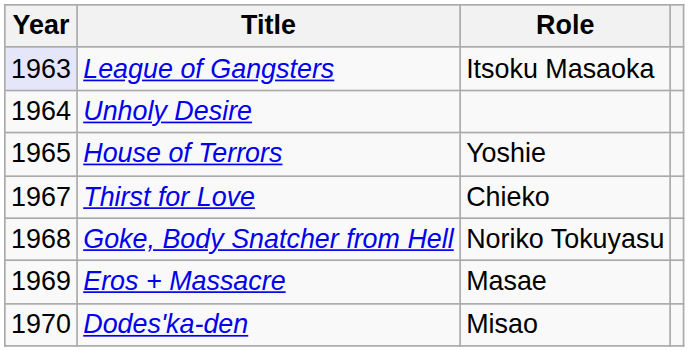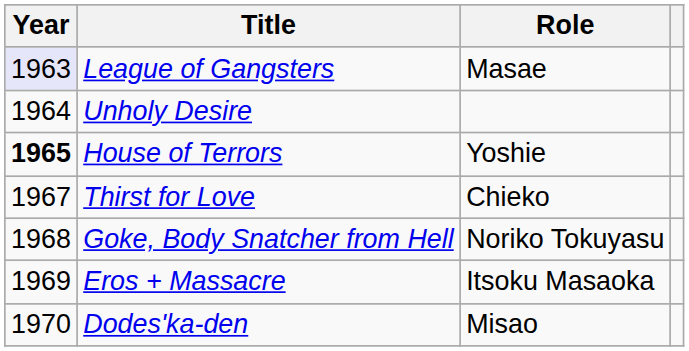(560, 68) Itsoku Masaoka -> (506, 68) Masae
(41, 153) normal -> (41, 153) bold
(506, 281) Masae -> (560, 281) Itsoku Masaoka
